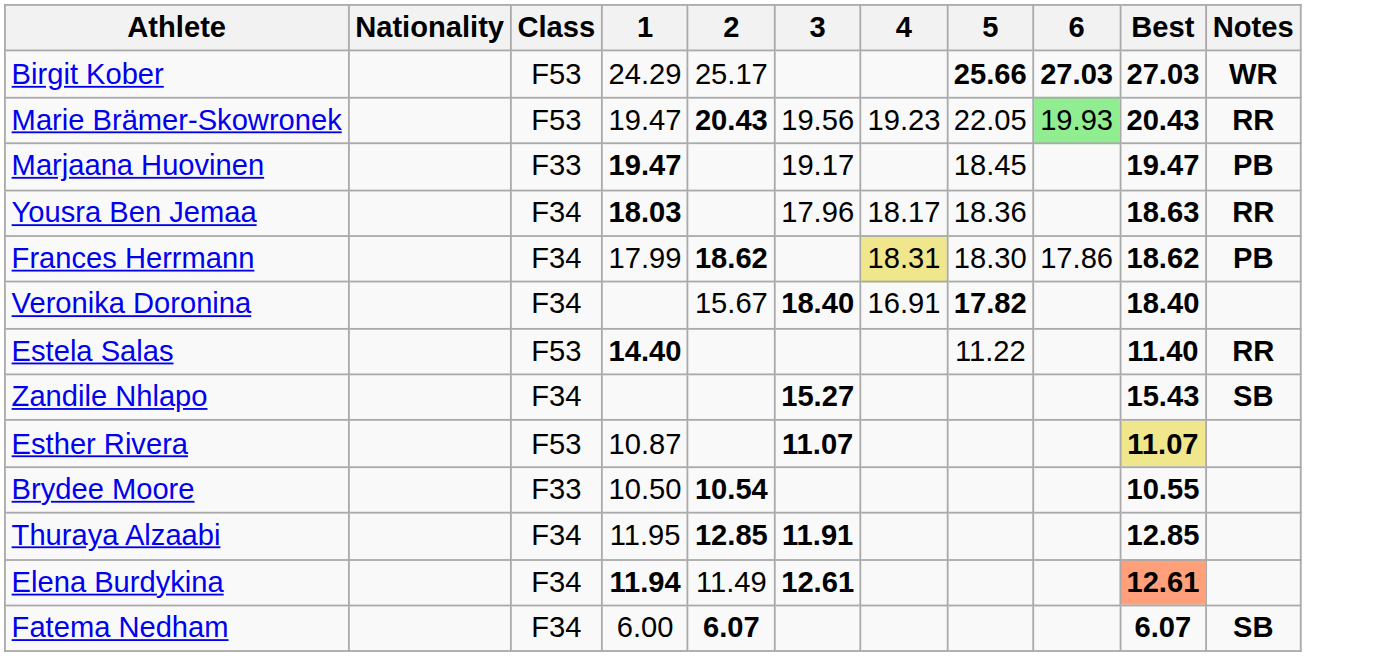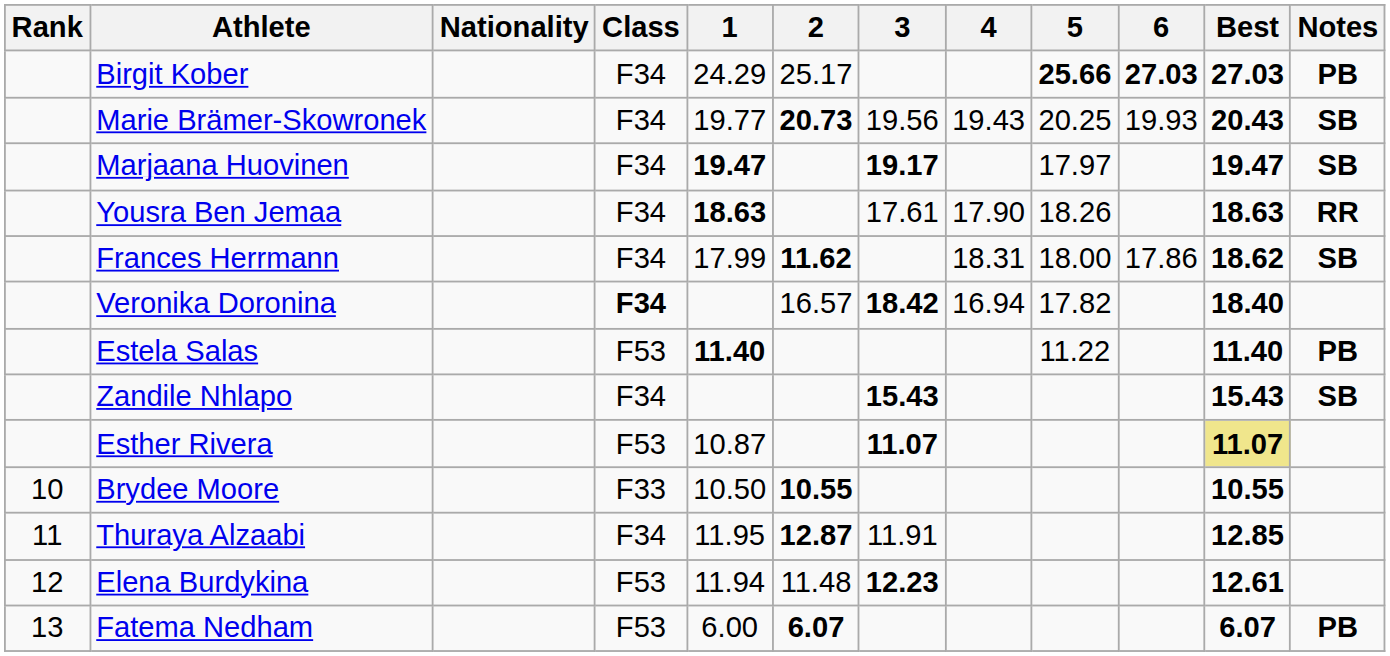+ column: (47, 27)
(556, 73) F53 -> (641, 73) F34
(1253, 73) WR -> (1338, 73) PB
(556, 119) F53 -> (641, 119) F34
(645, 119) 19.47 -> (730, 119) 19.77
(731, 119) 20.43 -> (816, 119) 20.73
(904, 119) 19.23 -> (989, 119) 19.43
(990, 119) 22.05 -> (1075, 119) 20.25
(1077, 119) lightgreen background -> (1161, 119) no background
(1253, 119) RR -> (1338, 119) SB
(556, 166) F33 -> (641, 166) F34
(818, 166) normal -> (902, 166) bold
(990, 166) 18.45 -> (1075, 166) 17.97
(1253, 166) PB -> (1338, 166) SB
(645, 212) 18.03 -> (730, 212) 18.63
(818, 212) 17.96 -> (902, 212) 17.61
(904, 212) 18.17 -> (989, 212) 17.90
(990, 212) 18.36 -> (1075, 212) 18.26
(731, 258) 18.62 -> (816, 258) 11.62
(904, 258) khaki background -> (989, 258) no background
(990, 258) 18.30 -> (1075, 258) 18.00
(1253, 258) PB -> (1338, 258) SB
(556, 304) normal -> (641, 304) bold
(731, 304) 15.67 -> (816, 304) 16.57
(818, 304) 18.40 -> (902, 304) 18.42
(904, 304) 16.91 -> (989, 304) 16.94
(990, 304) bold -> (1075, 304) normal
(645, 350) 14.40 -> (730, 350) 11.40
(1253, 350) RR -> (1338, 350) PB
(818, 397) 15.27 -> (902, 397) 15.43
(731, 489) 10.54 -> (816, 489) 10.55
(731, 535) 12.85 -> (816, 535) 12.87
(818, 535) bold -> (902, 535) normal
(556, 581) F34 -> (641, 581) F53
(645, 581) bold -> (730, 581) normal
(731, 581) 11.49 -> (816, 581) 11.48
(818, 581) 12.61 -> (902, 581) 12.23
(1163, 581) lightsalmon background -> (1248, 581) no background
(556, 627) F34 -> (641, 627) F53
(1253, 627) SB -> (1338, 627) PB
